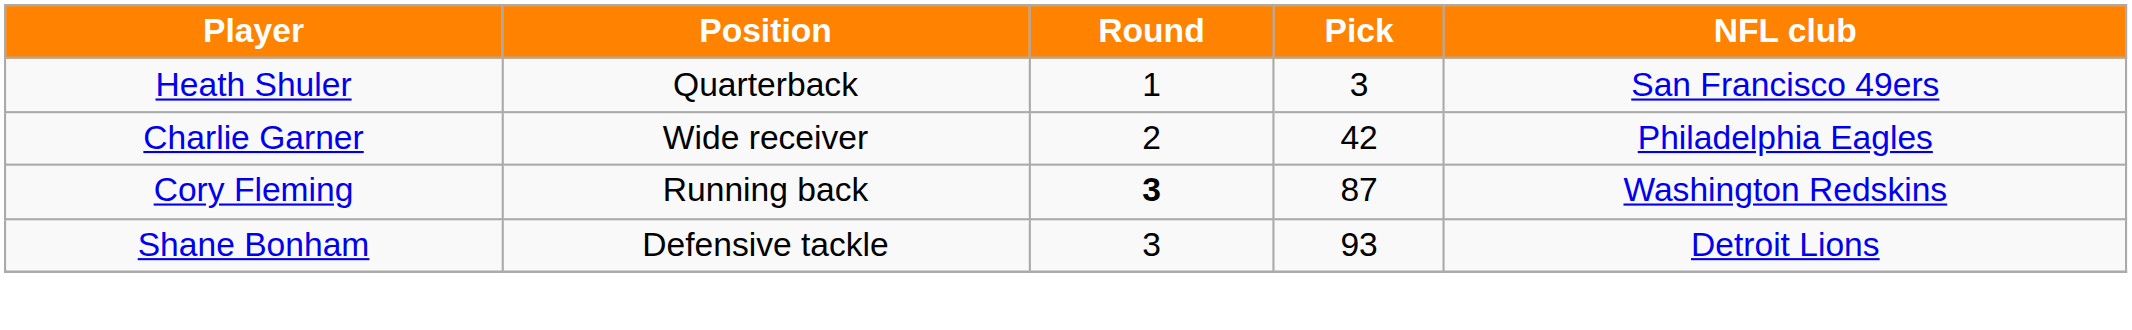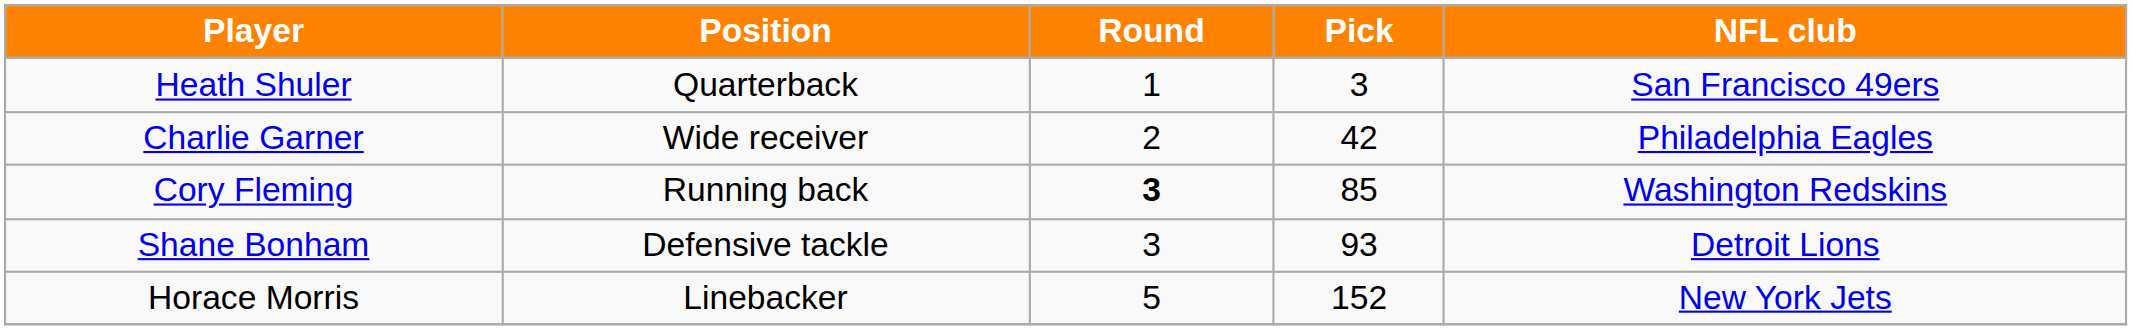(1359, 191) 87 -> (1359, 191) 85
+ row: (254, 297)
